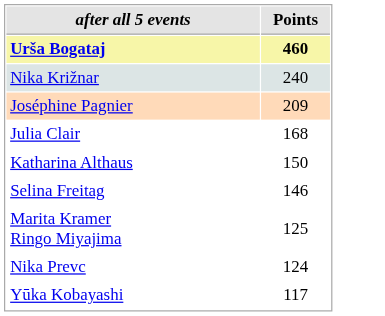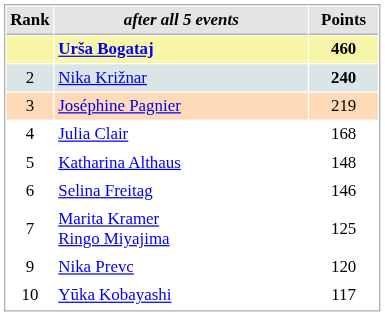+ column: (30, 19)
(296, 77) normal -> (344, 77) bold
(296, 105) 209 -> (344, 105) 219
(296, 162) 150 -> (344, 162) 148
(296, 267) 124 -> (344, 267) 120
